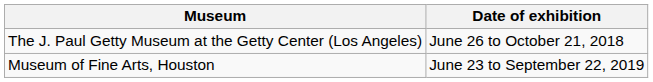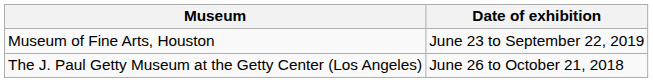rows swapped: (215, 41) <-> (111, 65)
